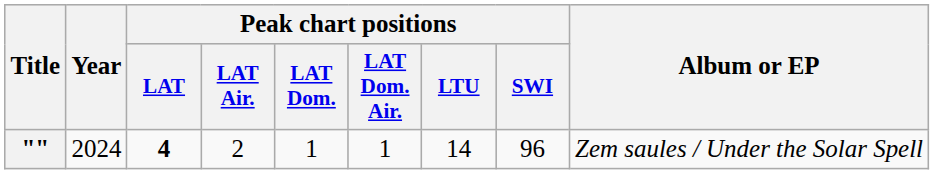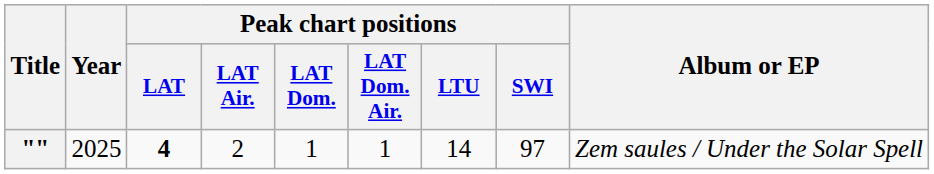(96, 148) 2024 -> (96, 148) 2025
(532, 148) 96 -> (532, 148) 97
